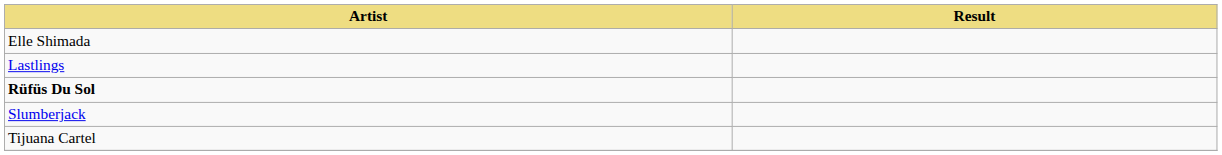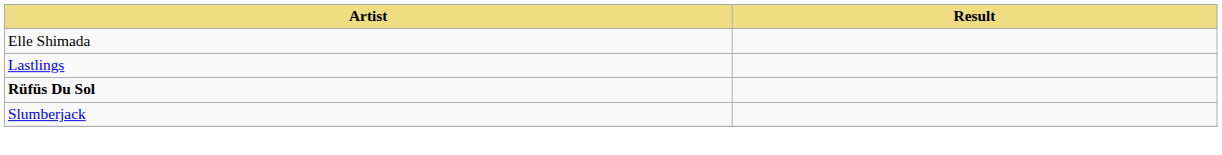- row: (52, 138)
